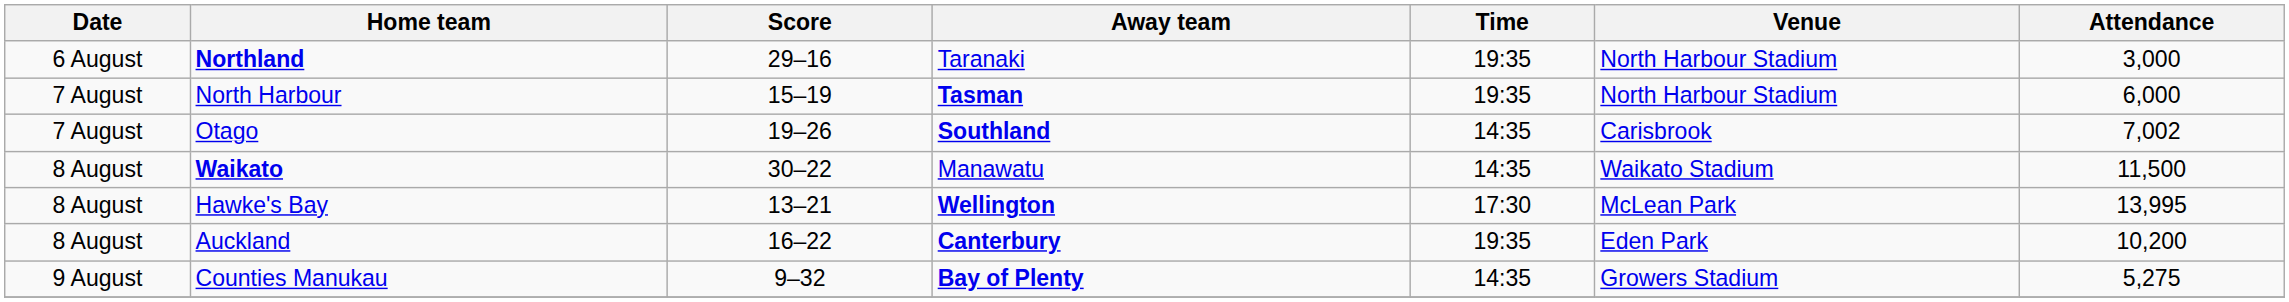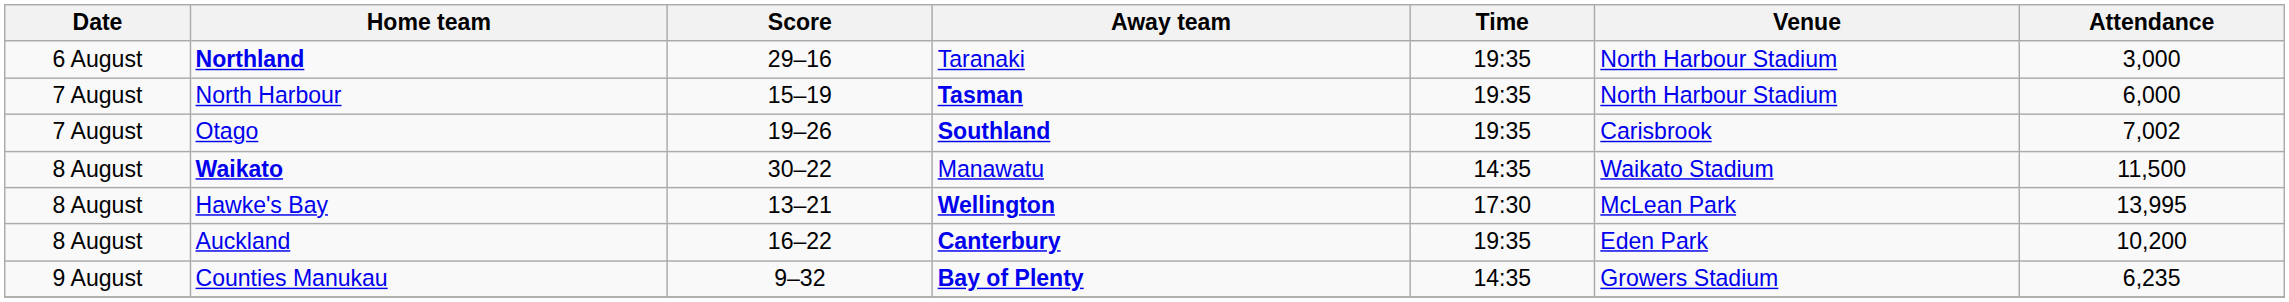(1502, 132) 14:35 -> (1502, 132) 19:35
(2152, 278) 5,275 -> (2152, 278) 6,235
